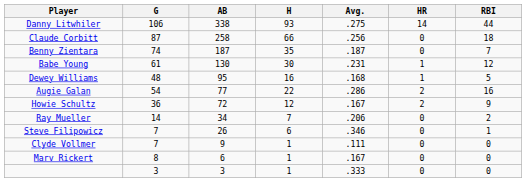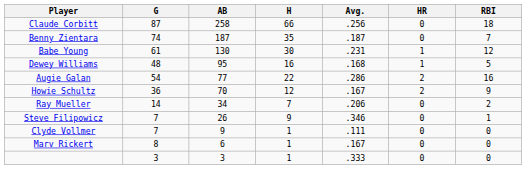- row: (63, 24)
(222, 104) 72 -> (222, 91) 70
(289, 131) 6 -> (289, 118) 9
